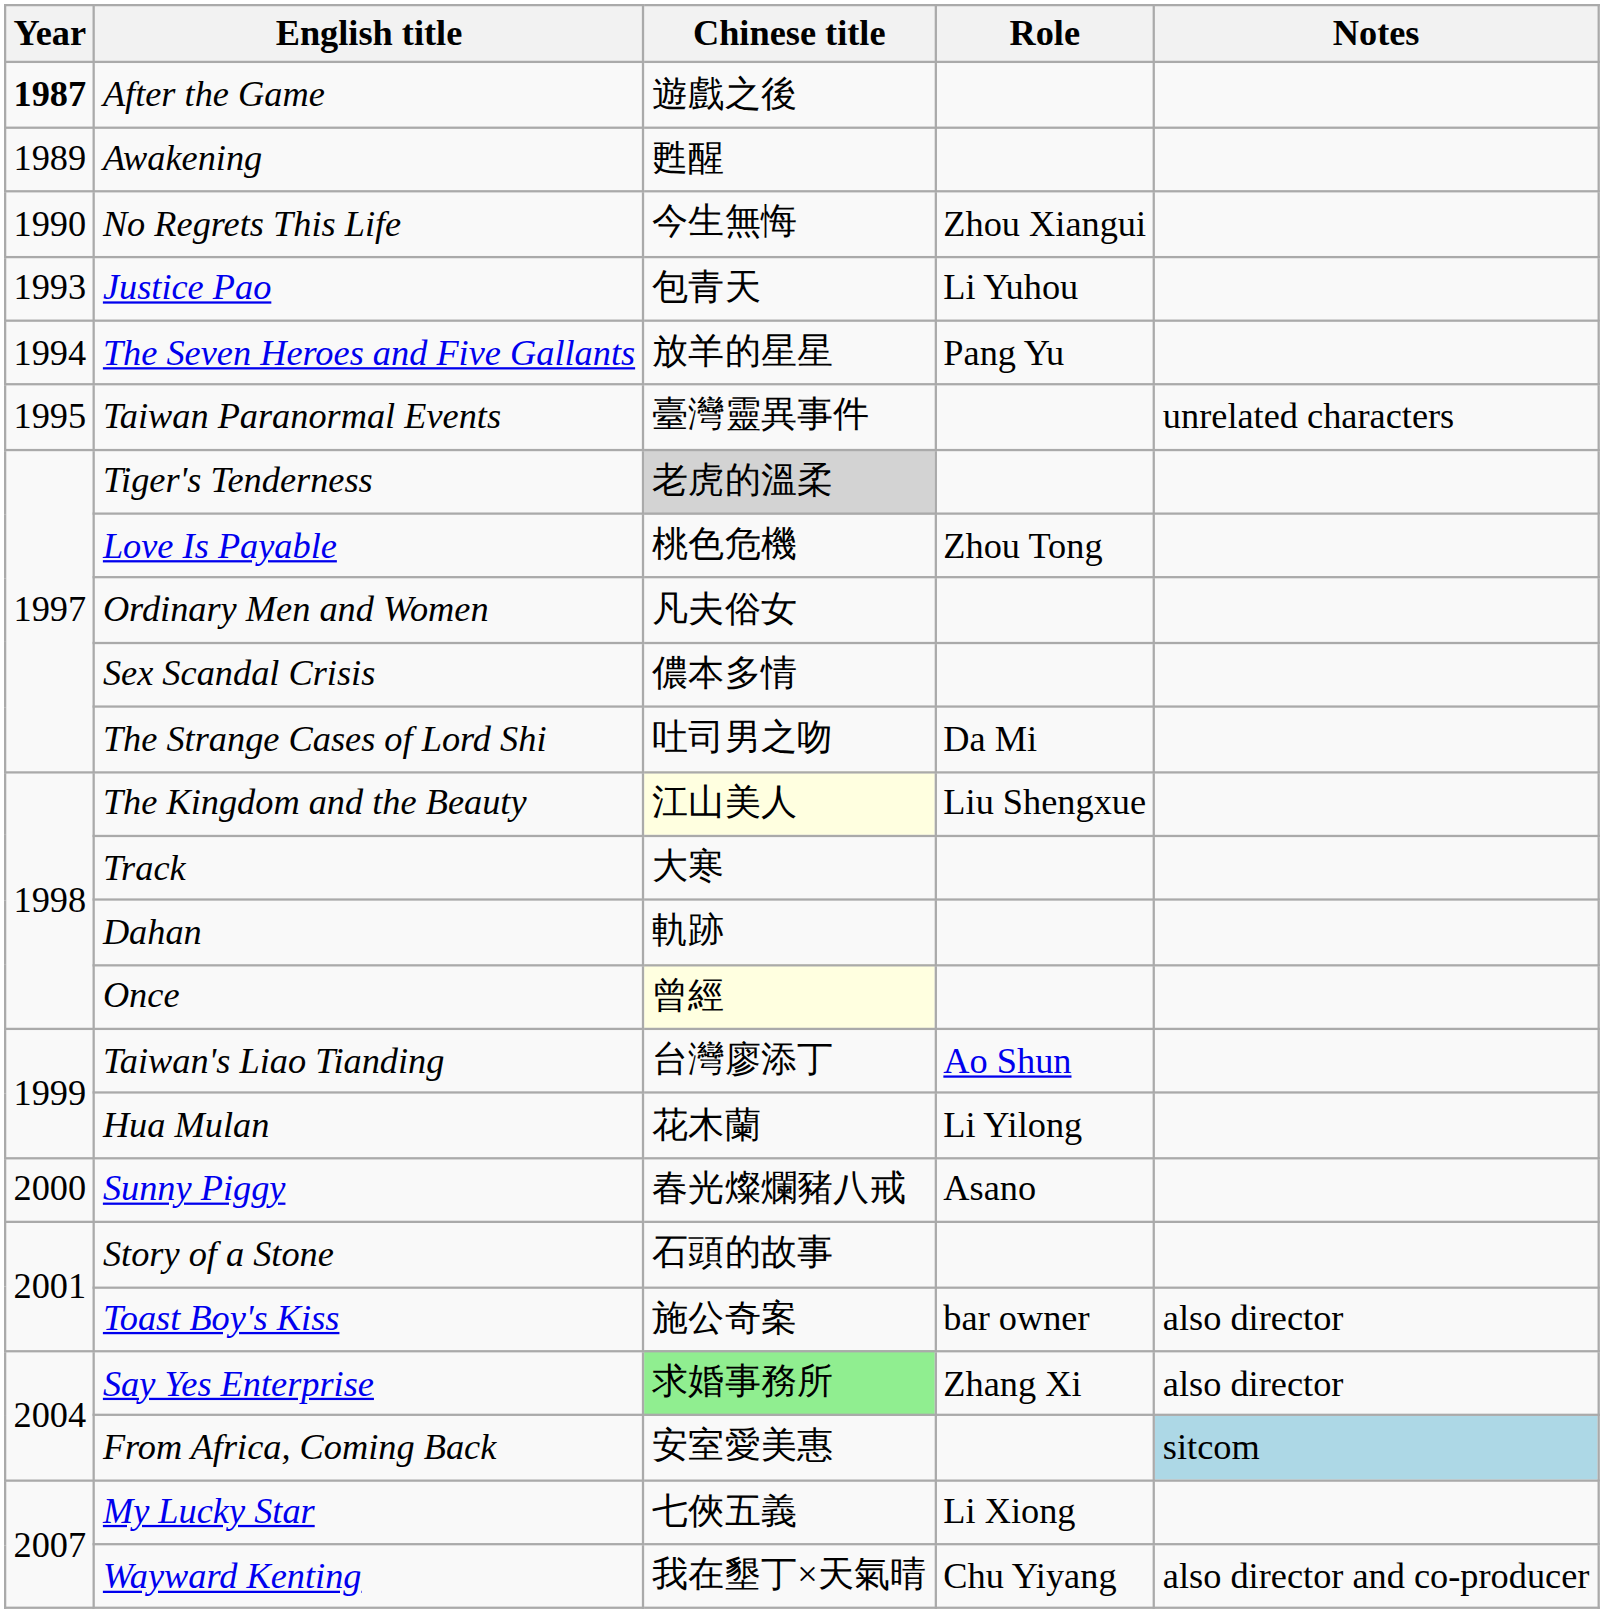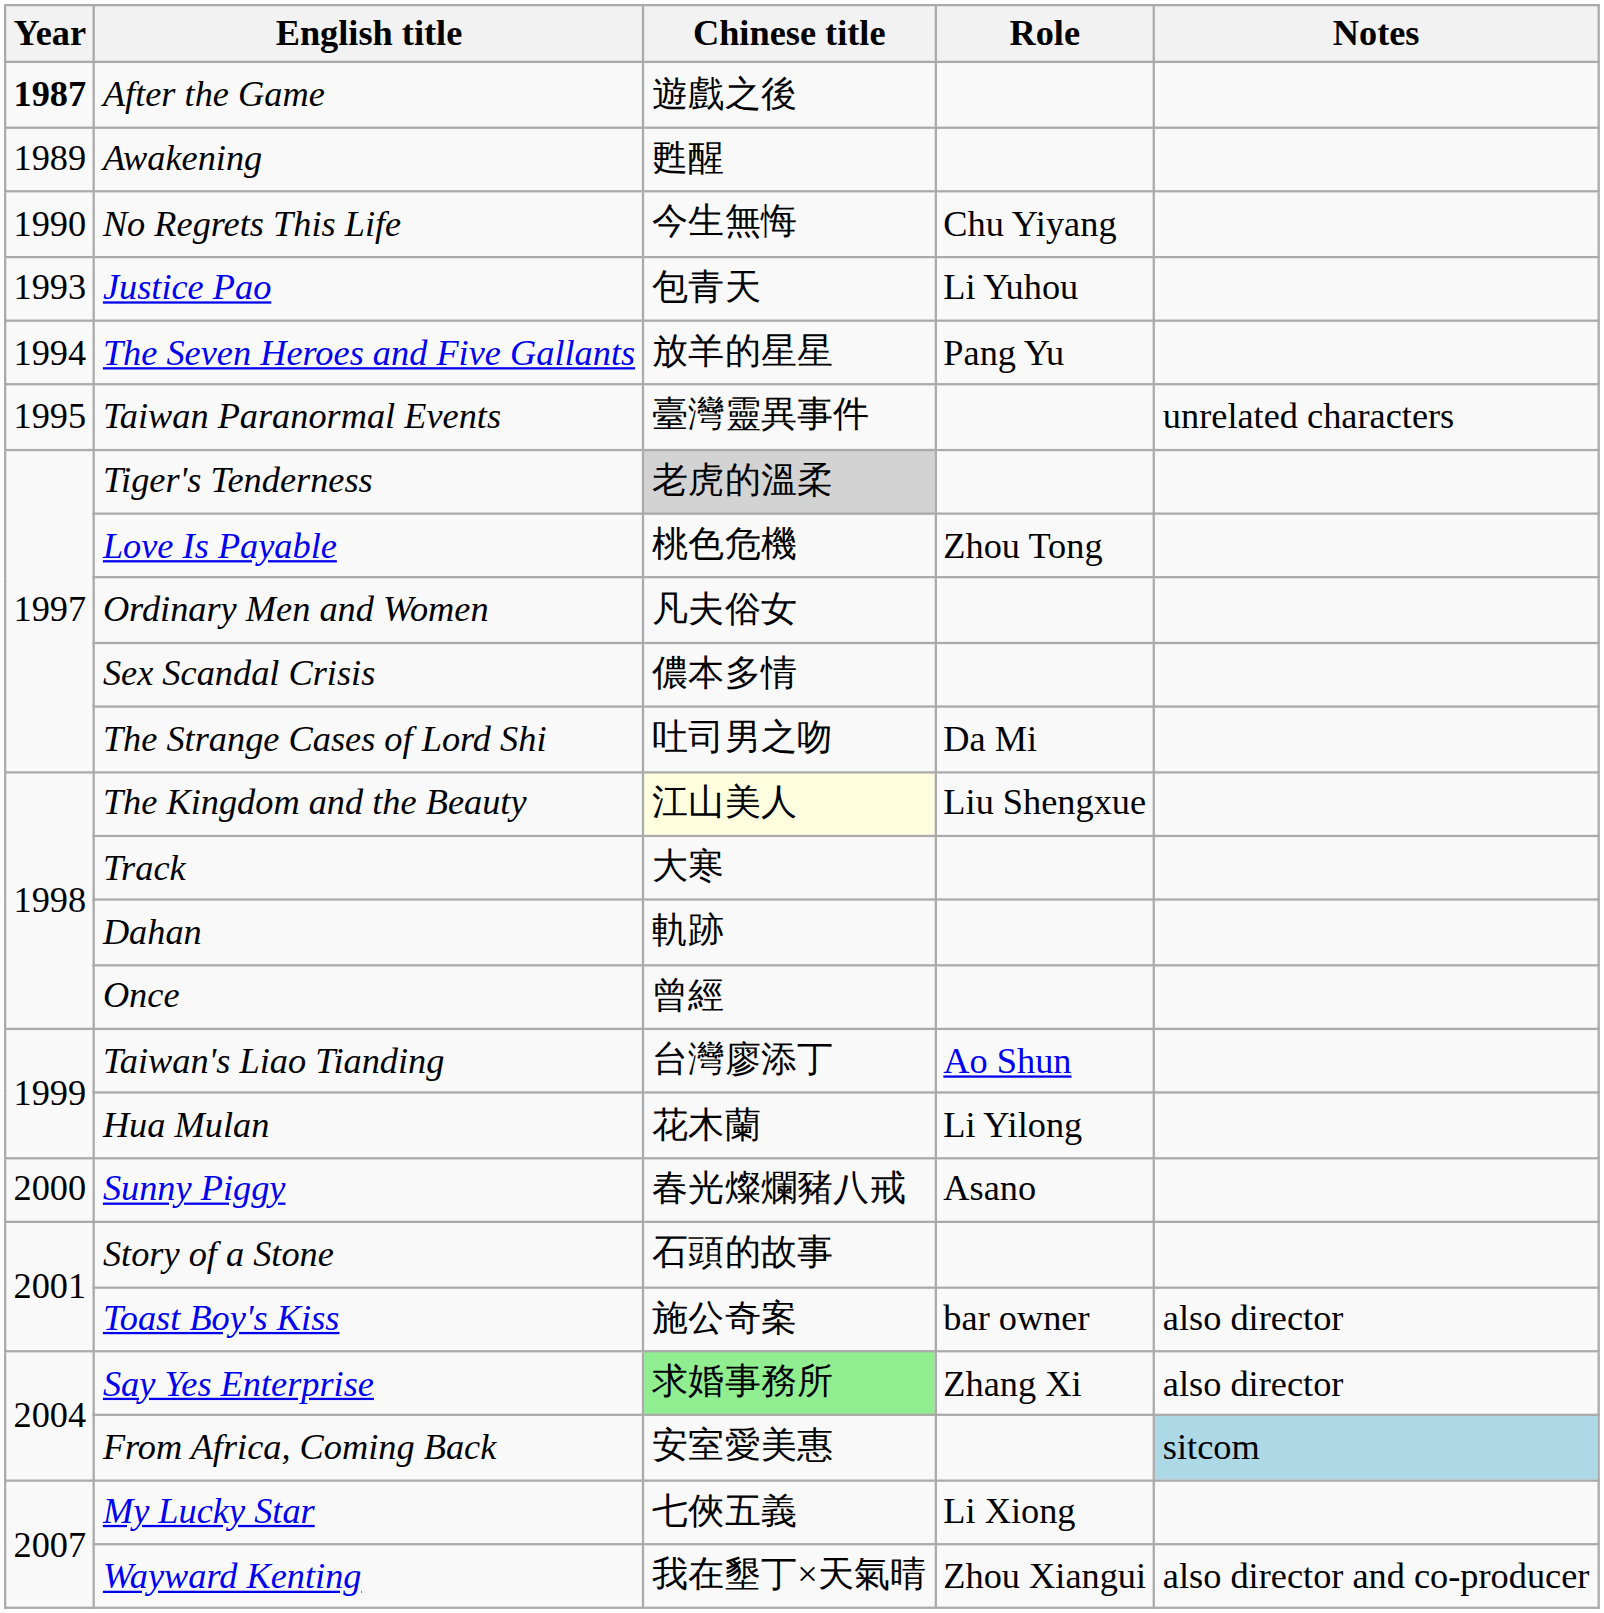(1045, 223) Zhou Xiangui -> (1030, 223) Chu Yiyang
(688, 994) lightyellow background -> (688, 994) no background
(1030, 1575) Chu Yiyang -> (1045, 1575) Zhou Xiangui
